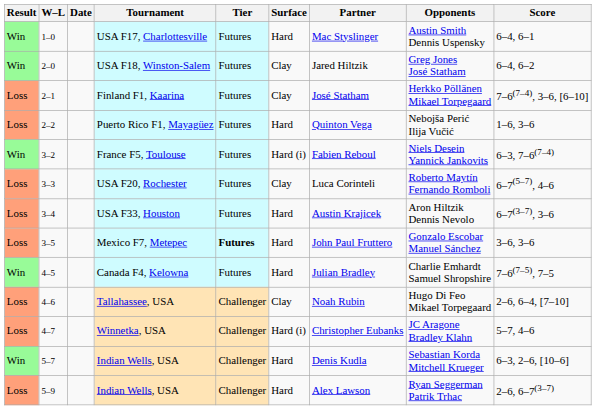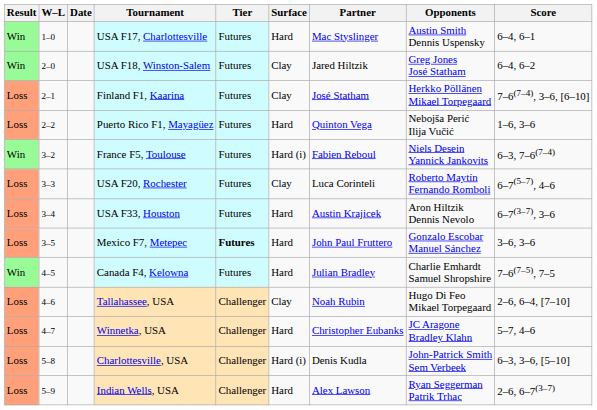(289, 331) Hard (i) -> (282, 331) Hard
- row: (48, 361)
+ row: (48, 361)
